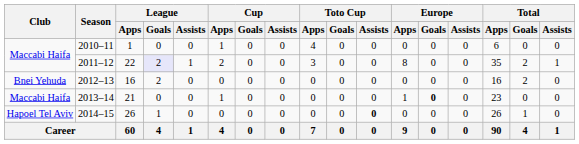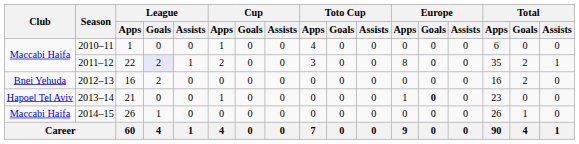(40, 97) Maccabi Haifa -> (40, 97) Hapoel Tel Aviv
(40, 114) Hapoel Tel Aviv -> (40, 114) Maccabi Haifa
(374, 114) bold -> (374, 114) normal
